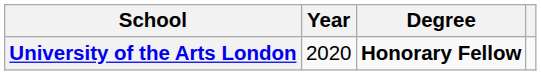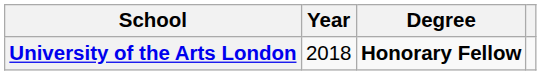(329, 53) 2020 -> (329, 53) 2018
